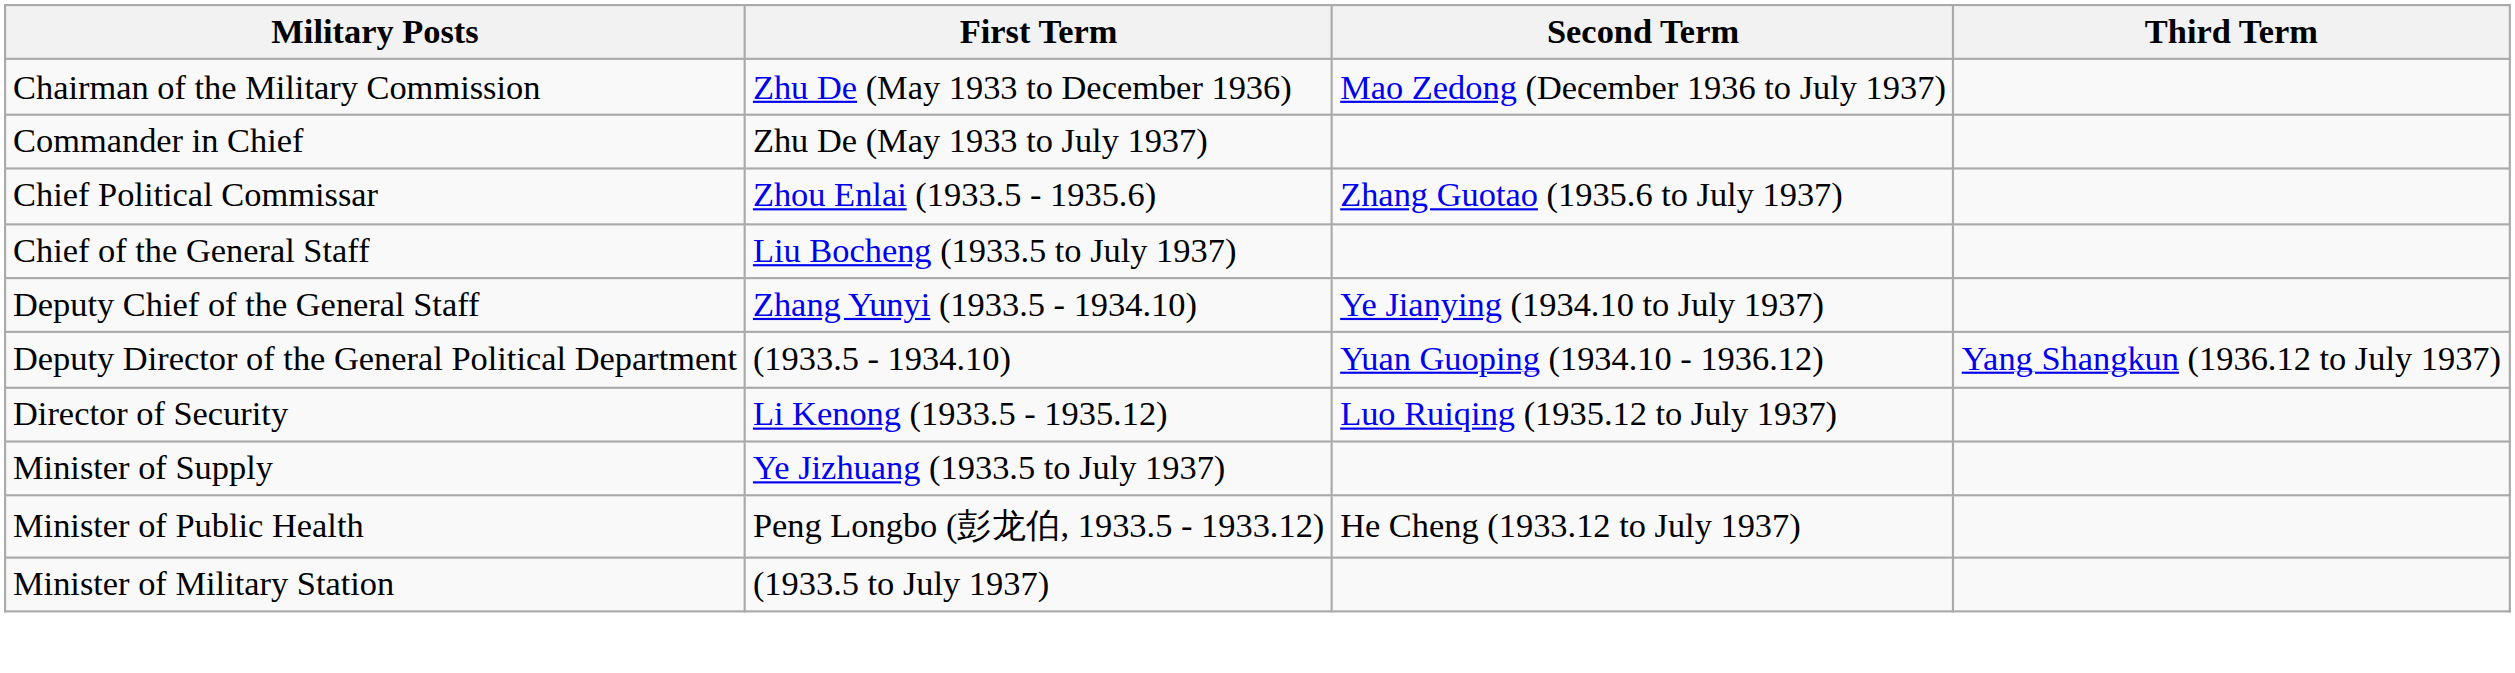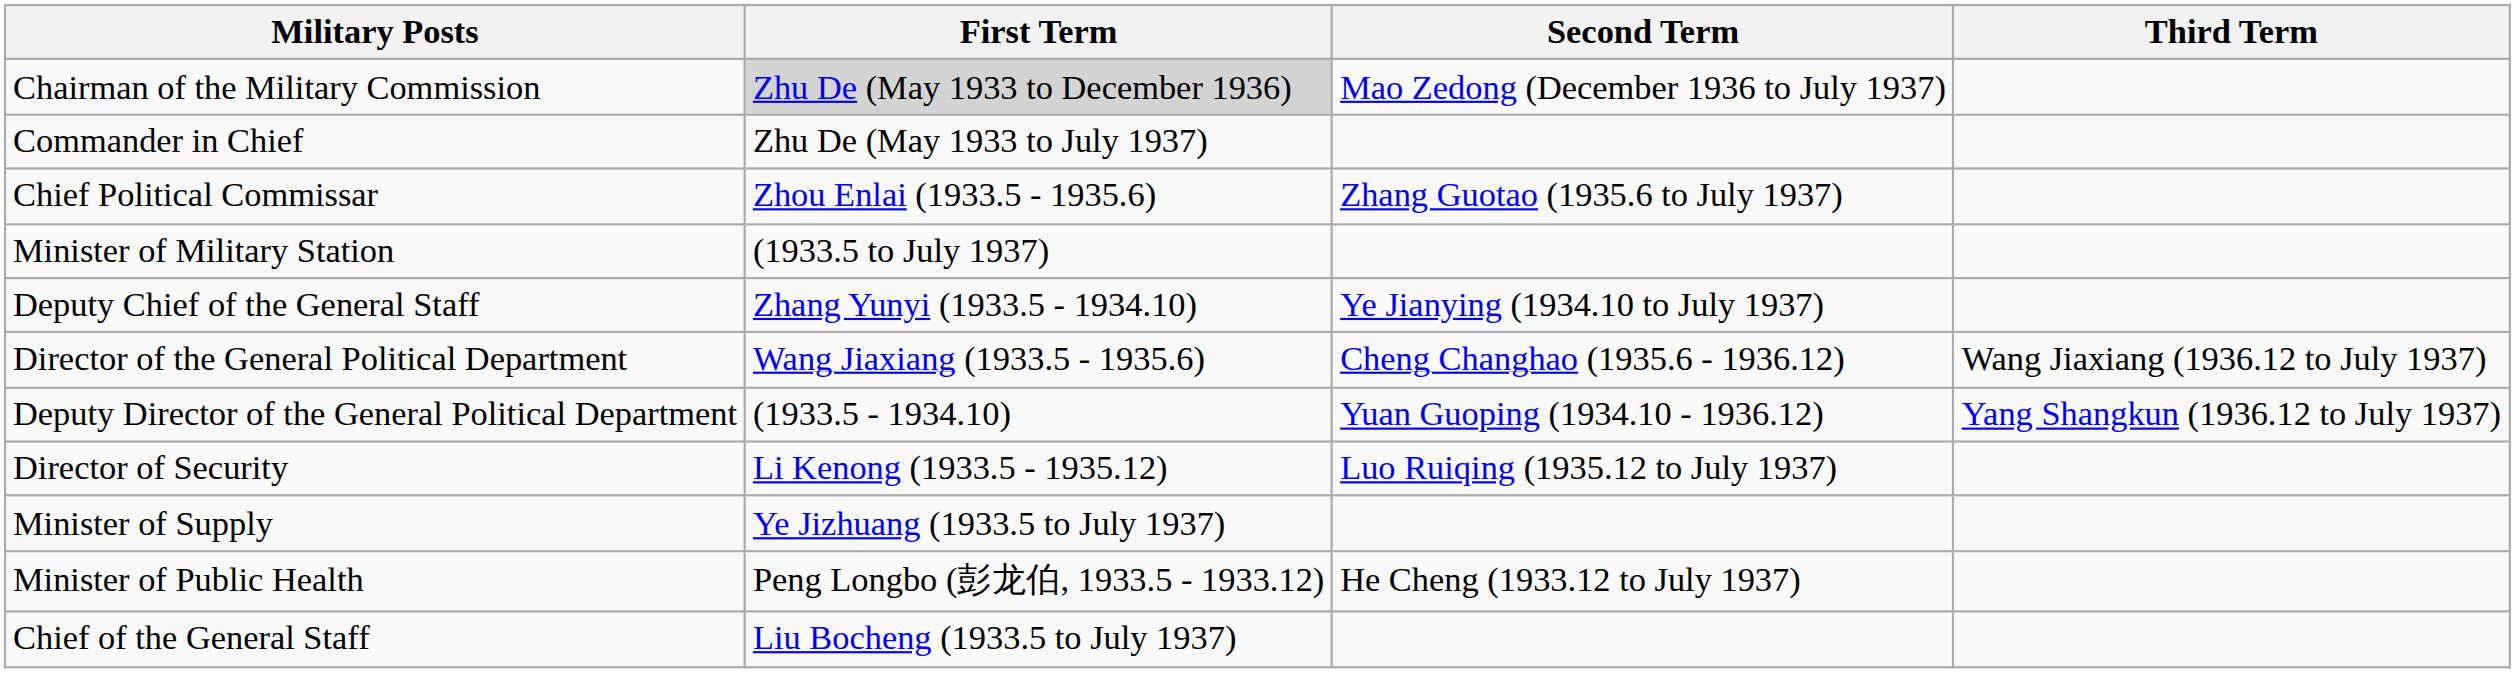(1022, 86) no background -> (1022, 86) lightgrey background
rows swapped: (191, 250) <-> (204, 583)
+ row: (320, 359)
